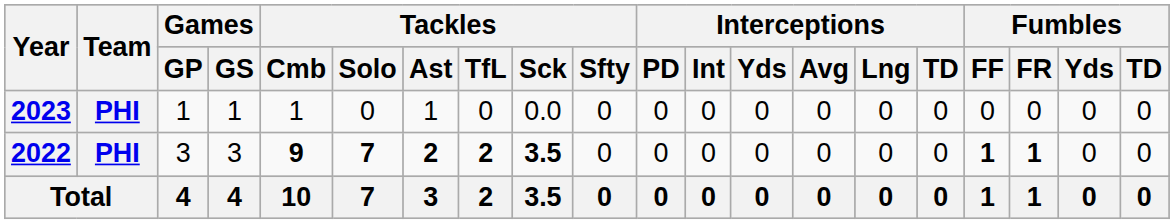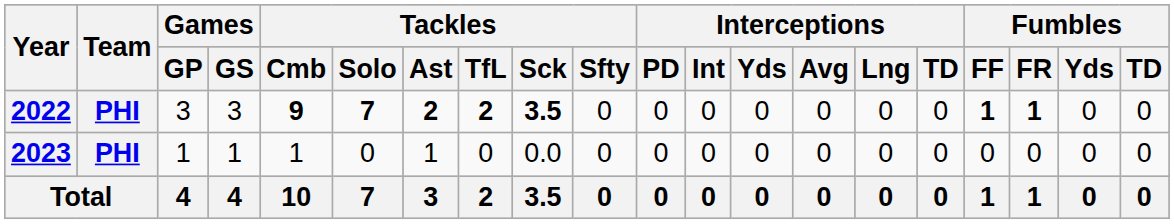rows swapped: (41, 153) <-> (41, 111)
